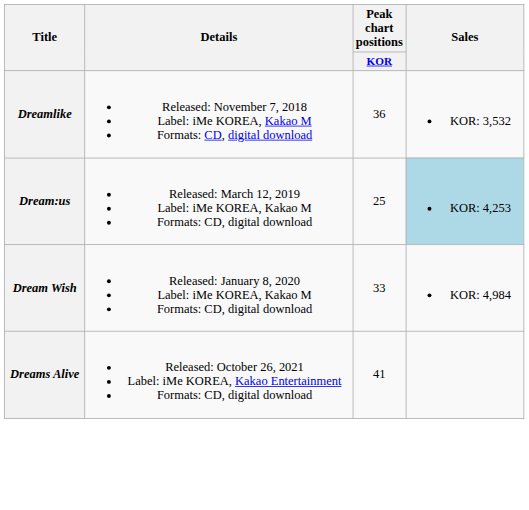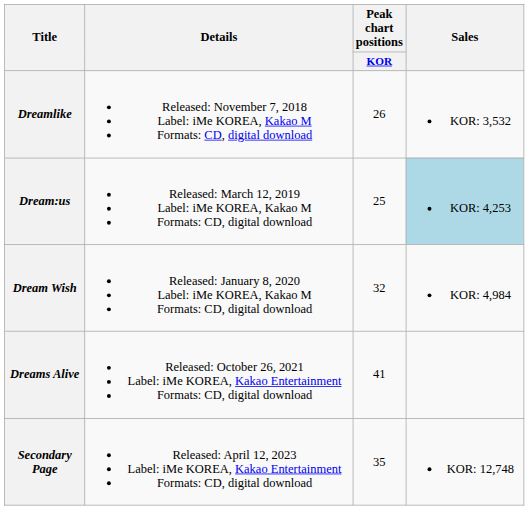(379, 114) 36 -> (379, 114) 26
(379, 288) 33 -> (379, 288) 32
+ row: (45, 461)
